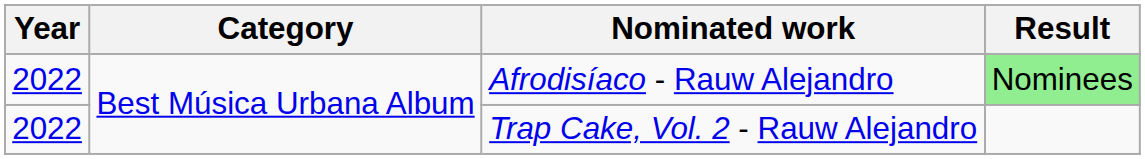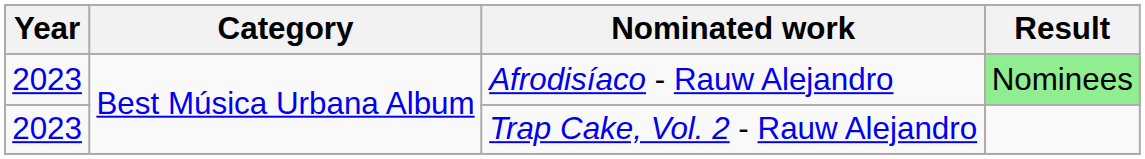(47, 79) 2022 -> (47, 79) 2023
(47, 128) 2022 -> (47, 128) 2023
